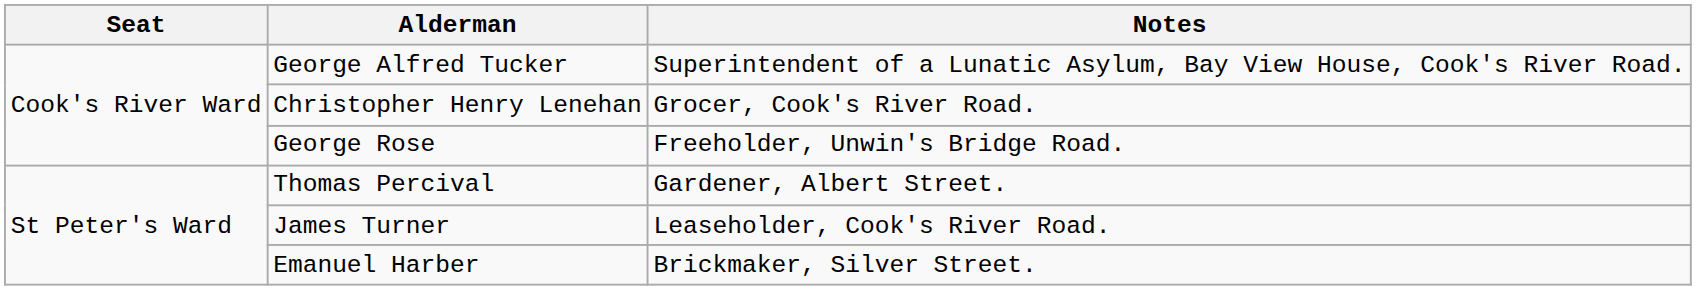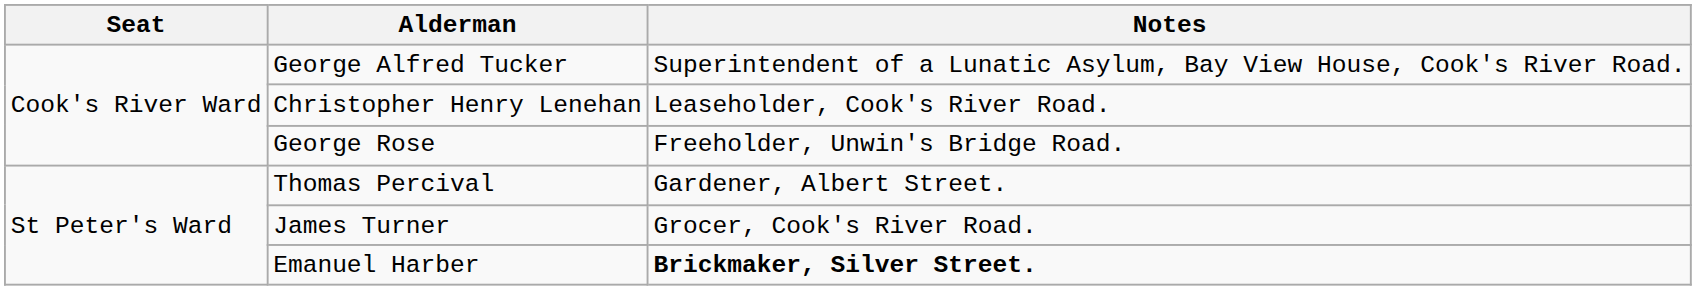(845, 105) Grocer, Cook's River Road. -> (882, 105) Leaseholder, Cook's River Road.
(882, 225) Leaseholder, Cook's River Road. -> (845, 225) Grocer, Cook's River Road.
(845, 265) normal -> (845, 265) bold
